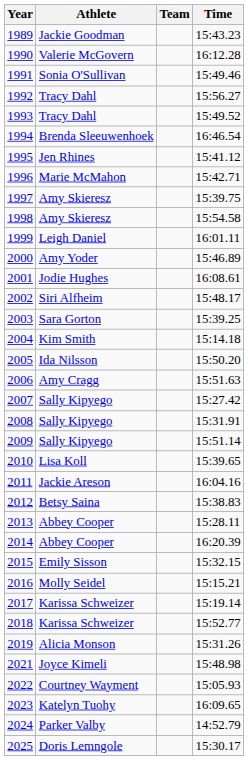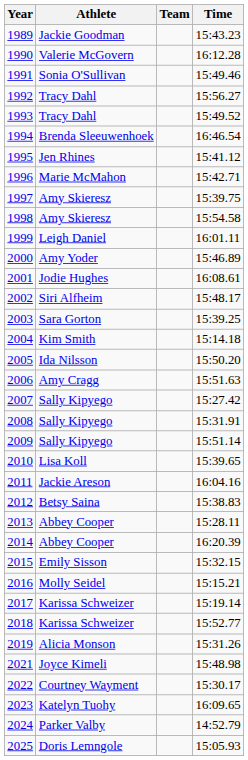(218, 684) 15:05.93 -> (218, 684) 15:30.17
(218, 745) 15:30.17 -> (218, 745) 15:05.93
